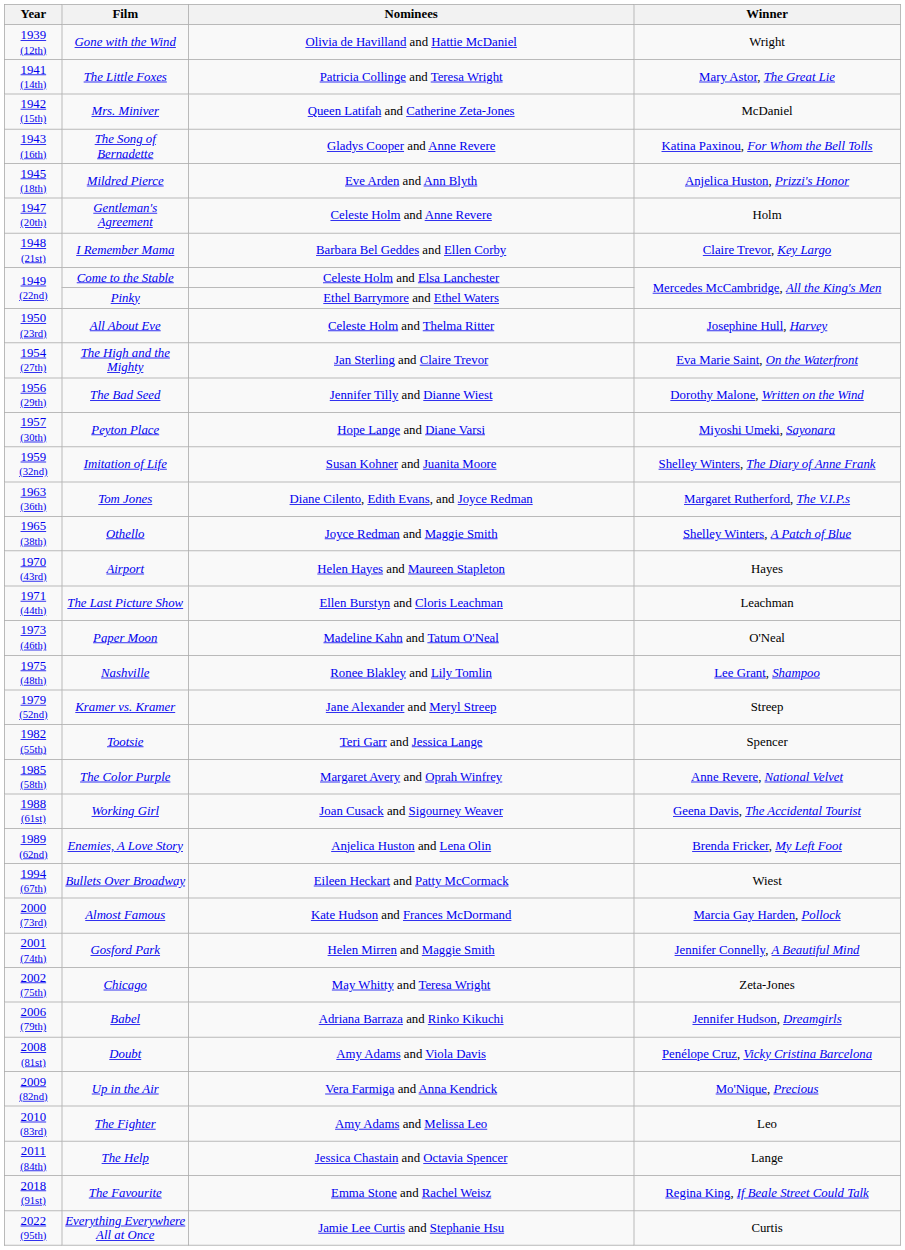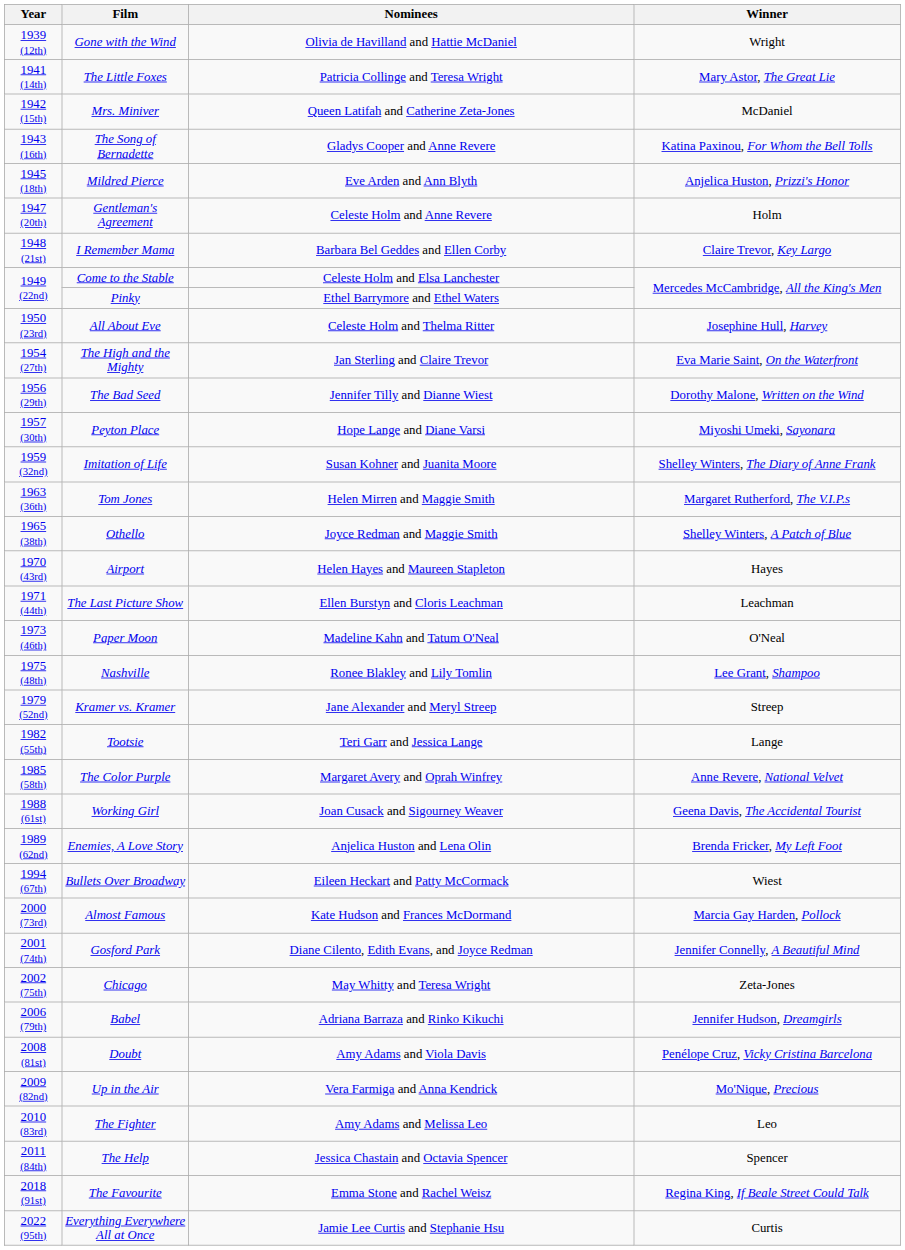(411, 499) Diane Cilento, Edith Evans, and Joyce Redman -> (411, 499) Helen Mirren and Maggie Smith
(767, 742) Spencer -> (767, 742) Lange
(411, 950) Helen Mirren and Maggie Smith -> (411, 950) Diane Cilento, Edith Evans, and Joyce Redman
(767, 1158) Lange -> (767, 1158) Spencer
